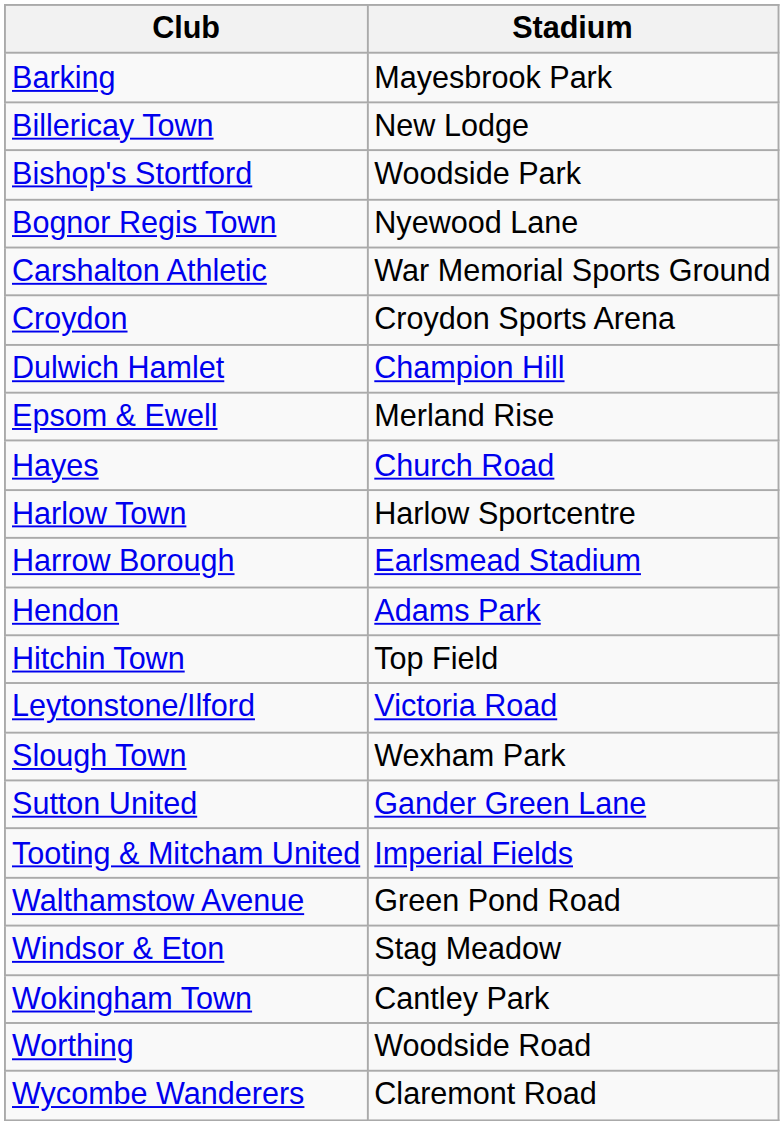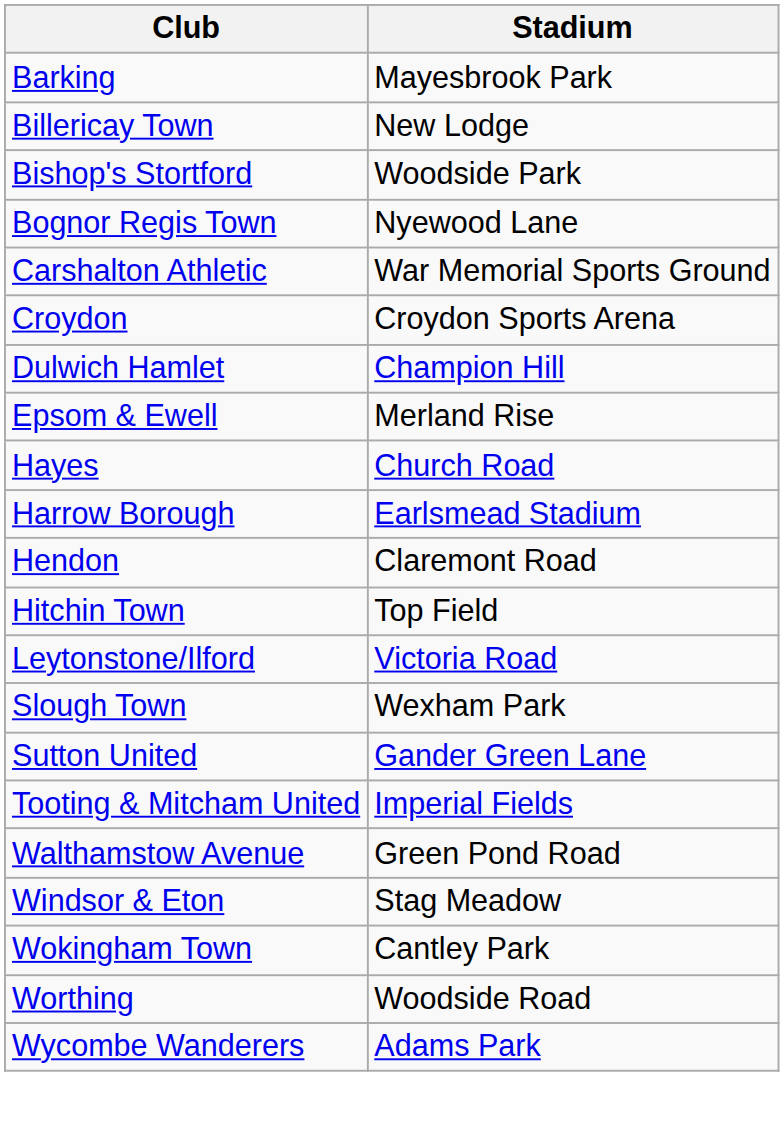- row: (99, 513)
(458, 610) Adams Park -> (486, 561) Claremont Road
(486, 1094) Claremont Road -> (458, 1046) Adams Park
